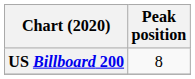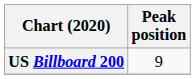(159, 61) 8 -> (159, 61) 9
